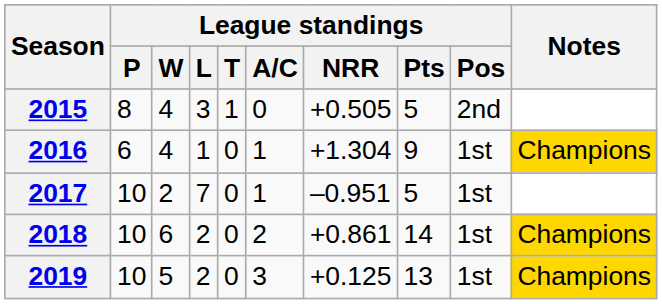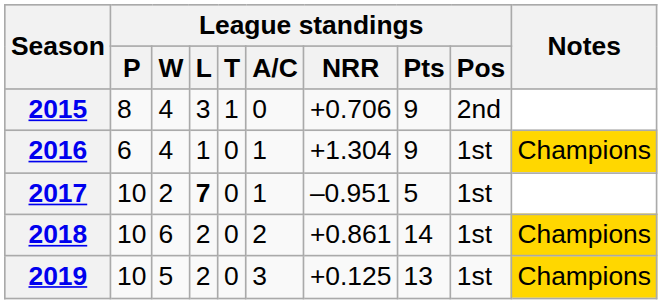(351, 109) +0.505 -> (351, 109) +0.706
(411, 109) 5 -> (411, 109) 9
(203, 192) normal -> (203, 192) bold
